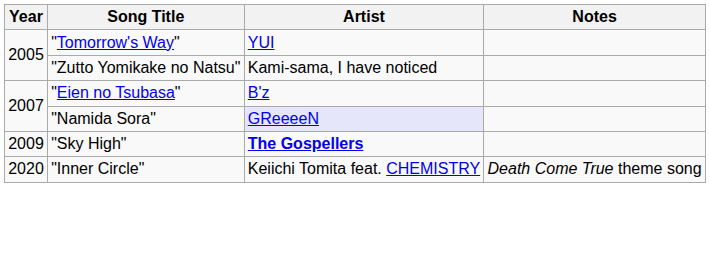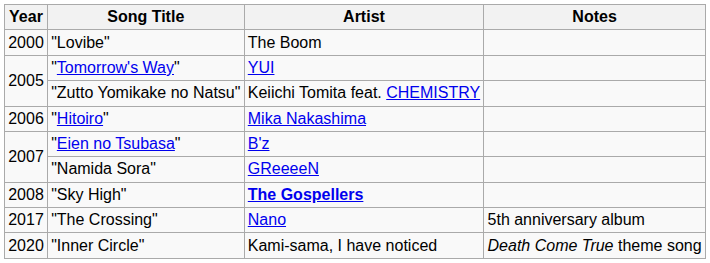+ row: (80, 42)
(342, 67) Kami-sama, I have noticed -> (364, 93) Keiichi Tomita feat. CHEMISTRY
+ row: (80, 118)
(283, 118) lavender background -> (283, 169) no background
(26, 144) 2009 -> (26, 194) 2008
+ row: (104, 220)
(364, 169) Keiichi Tomita feat. CHEMISTRY -> (342, 245) Kami-sama, I have noticed
